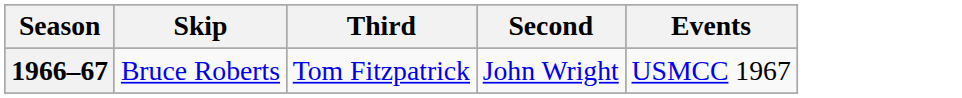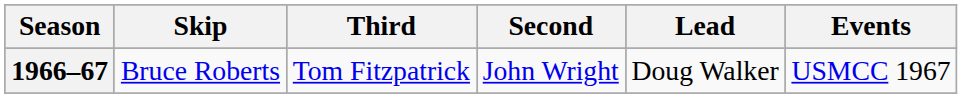+ column: (705, 26)
